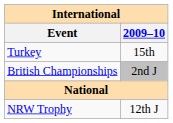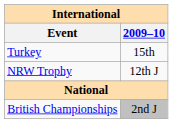rows swapped: (40, 109) <-> (62, 71)
